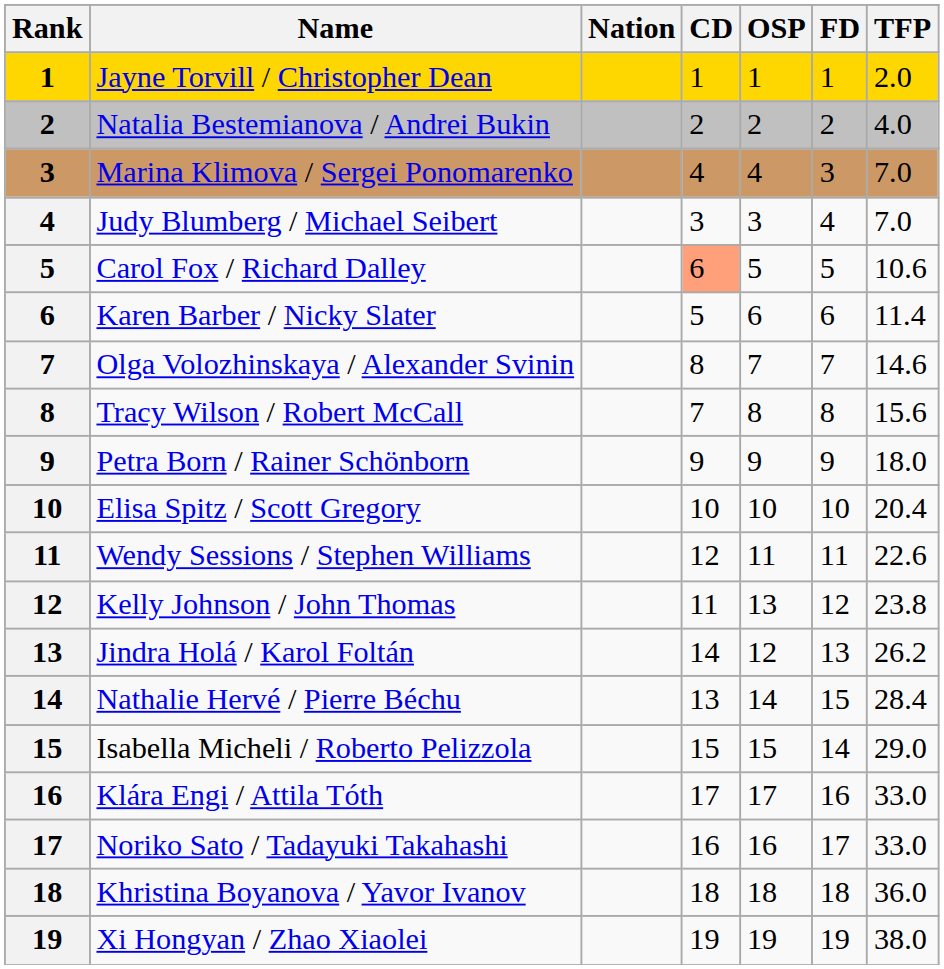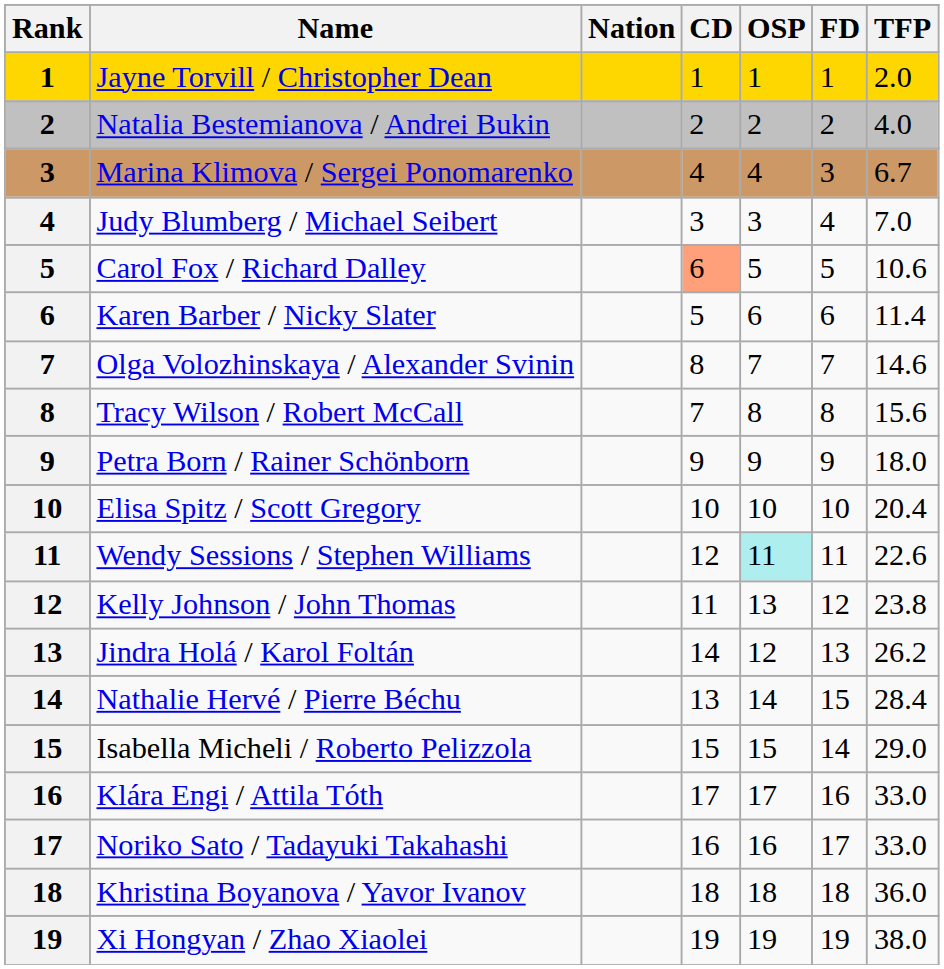(893, 172) 7.0 -> (893, 172) 6.7
(762, 556) no background -> (762, 556) paleturquoise background
